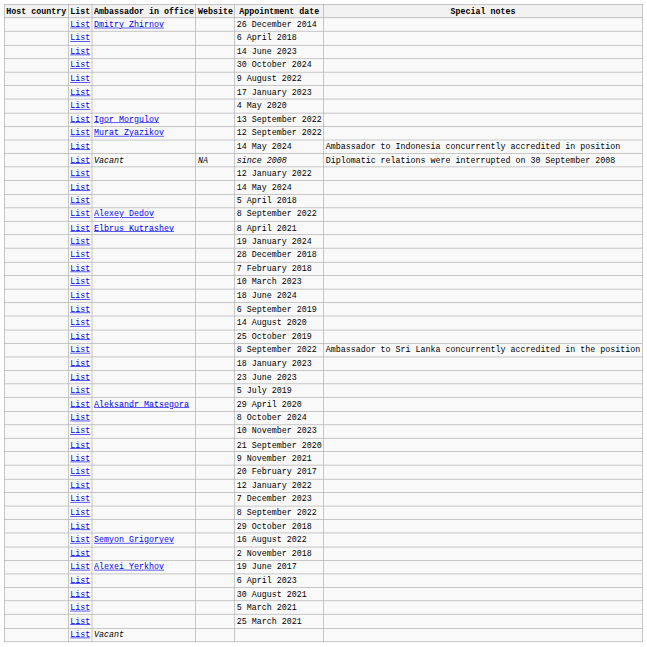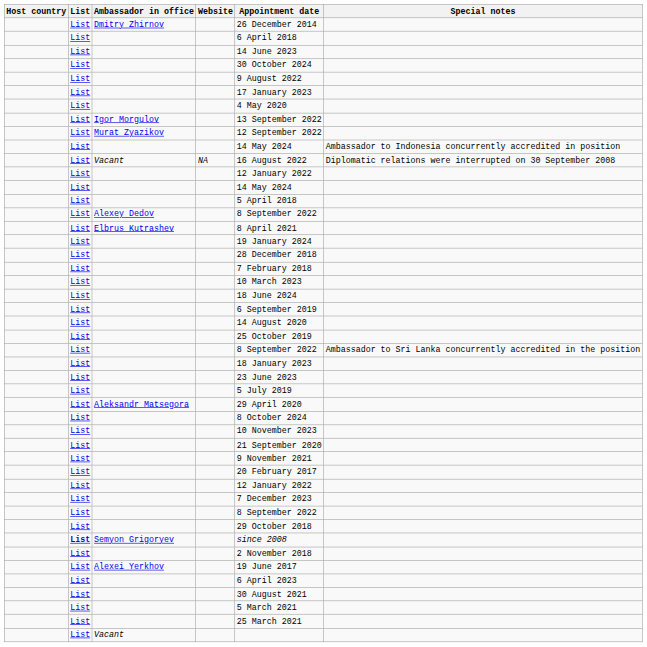(262, 160) since 2008 -> (272, 160) 16 August 2022
(80, 540) normal -> (80, 540) bold
(272, 540) 16 August 2022 -> (262, 540) since 2008
